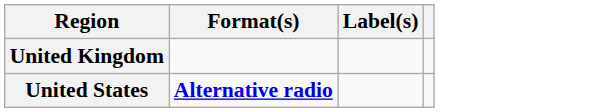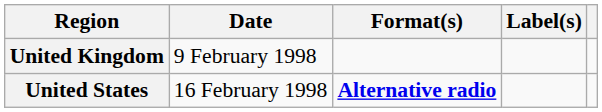+ column: (251, 21)
